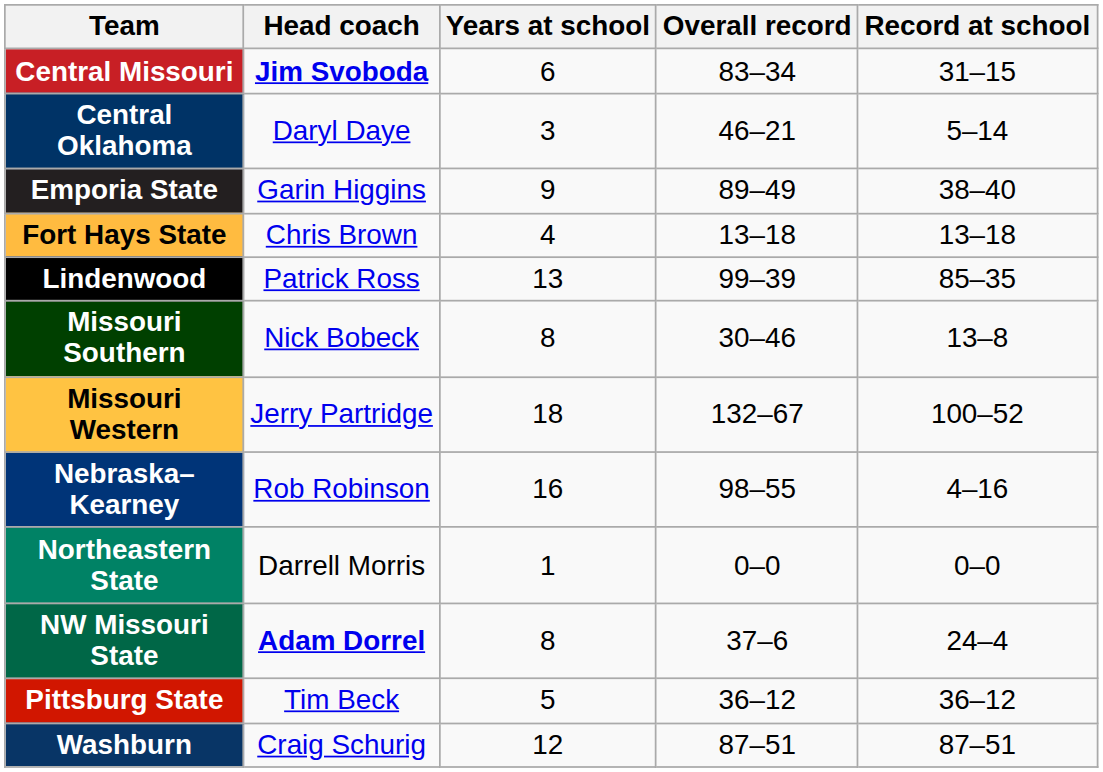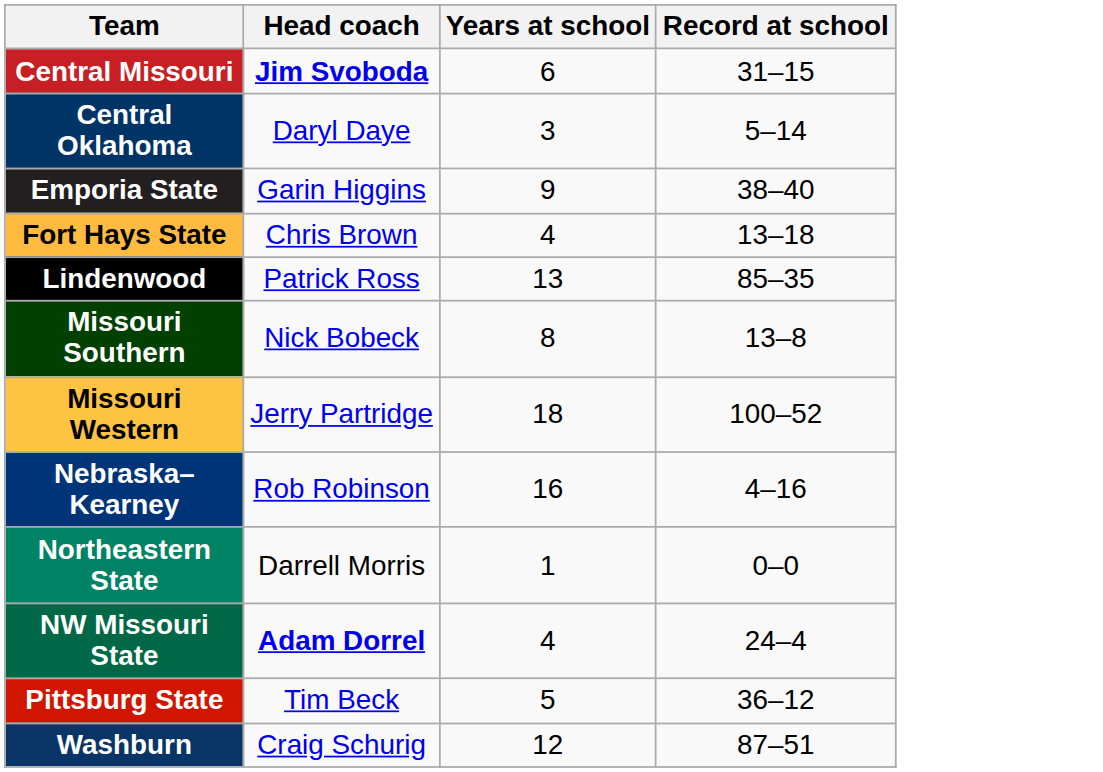- column: (757, 26)
(548, 640) 8 -> (548, 640) 4
